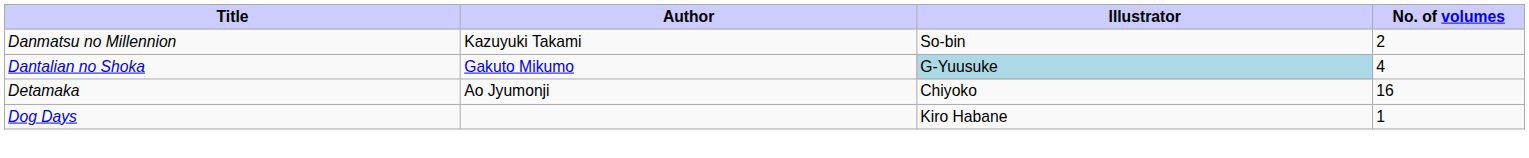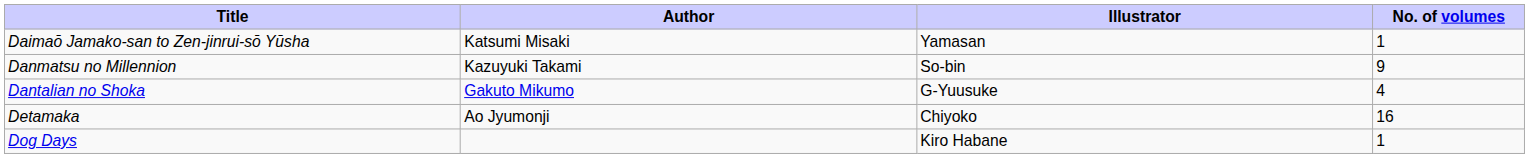+ row: (159, 41)
(1381, 41) 2 -> (1381, 66) 9
(959, 66) lightblue background -> (959, 91) no background
